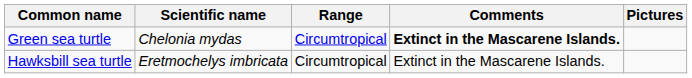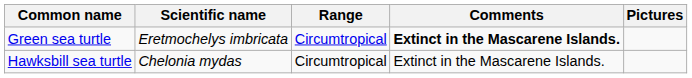(190, 38) Chelonia mydas -> (213, 38) Eretmochelys imbricata
(213, 61) Eretmochelys imbricata -> (190, 61) Chelonia mydas
